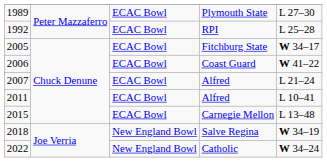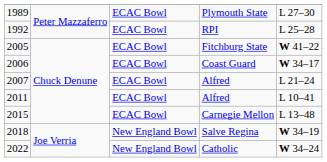(299, 47) W 34–17 -> (299, 47) W 41–22
(299, 64) W 41–22 -> (299, 64) W 34–17
